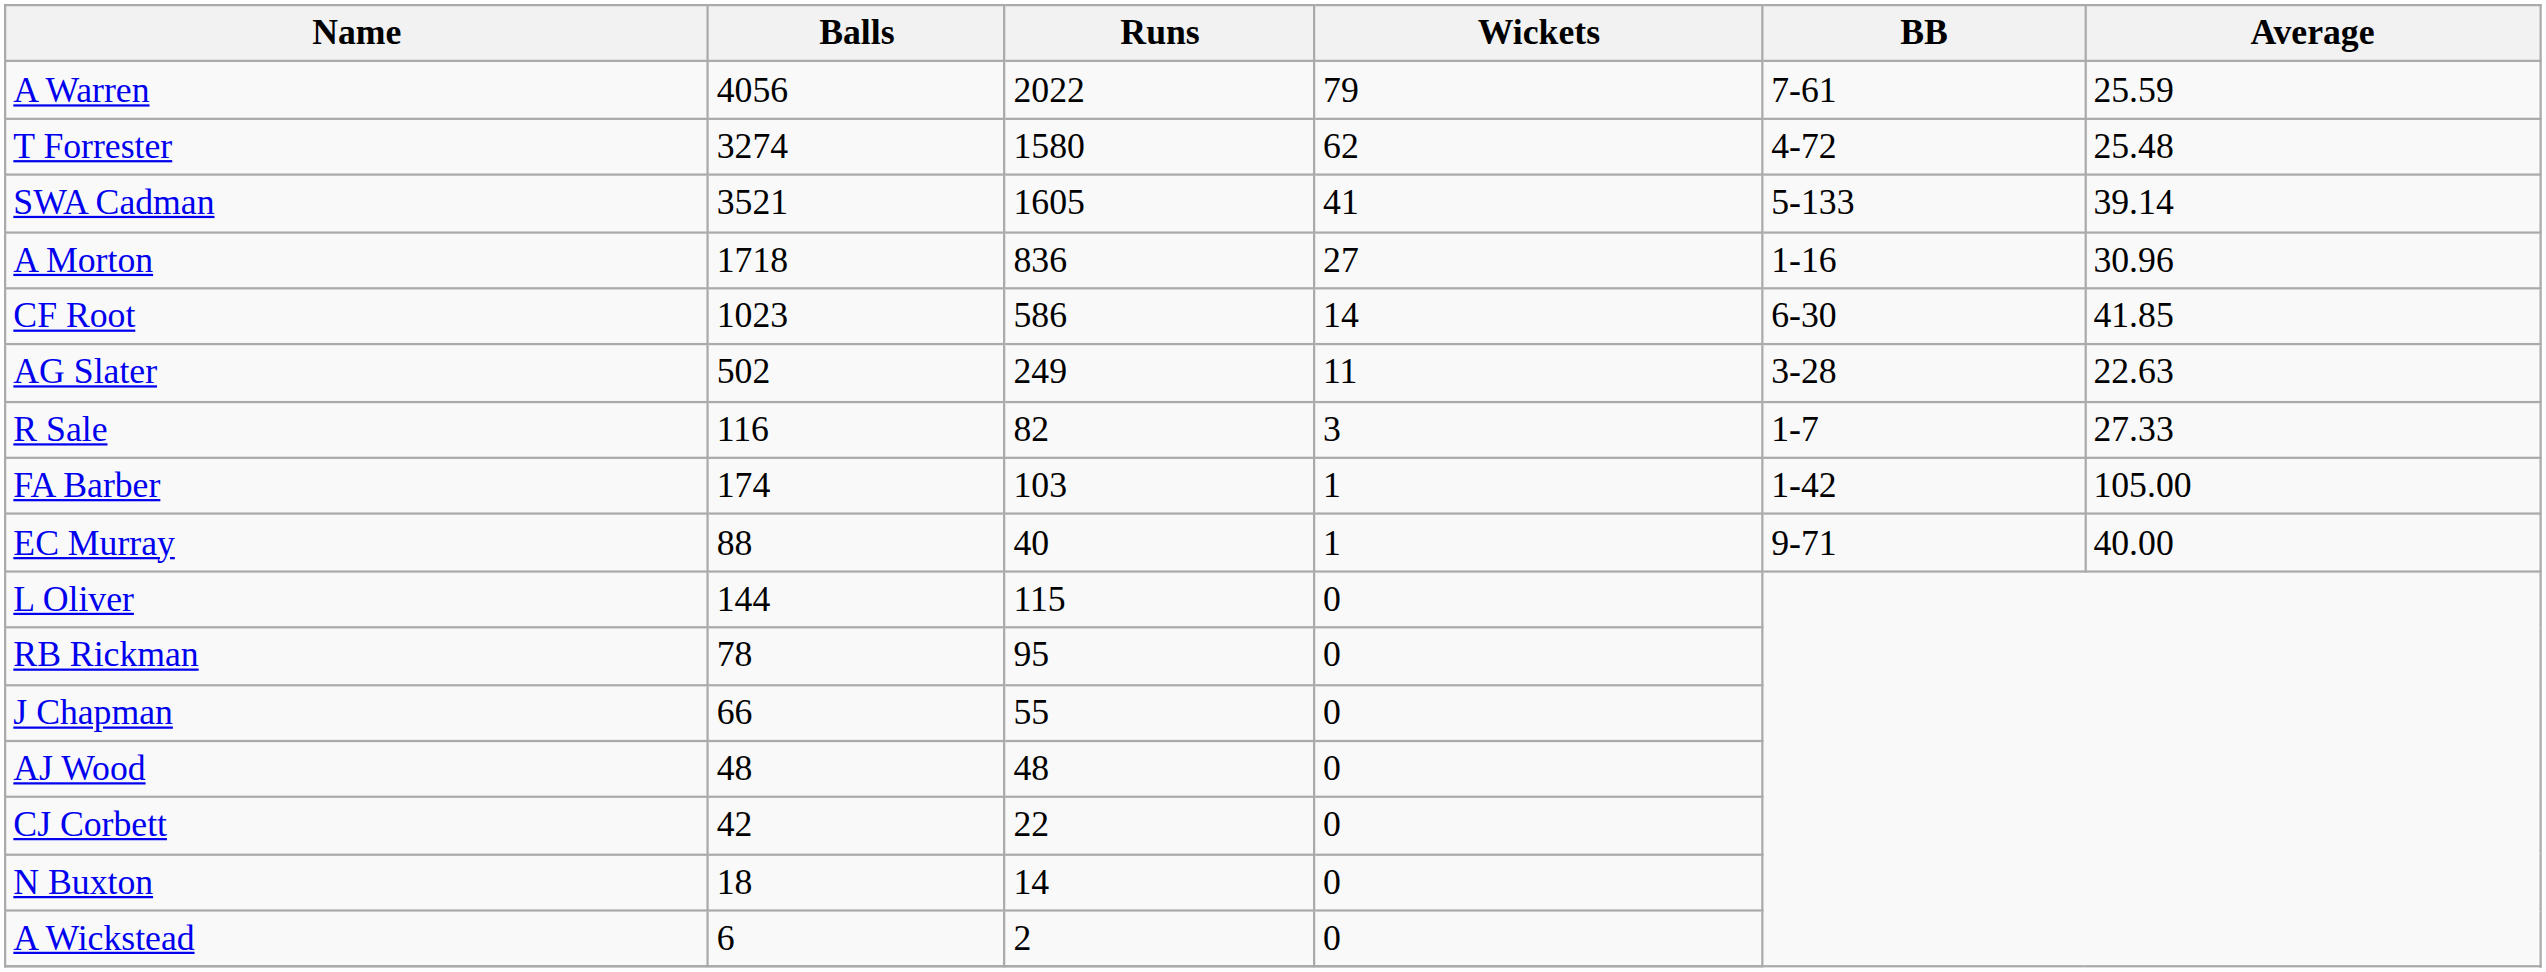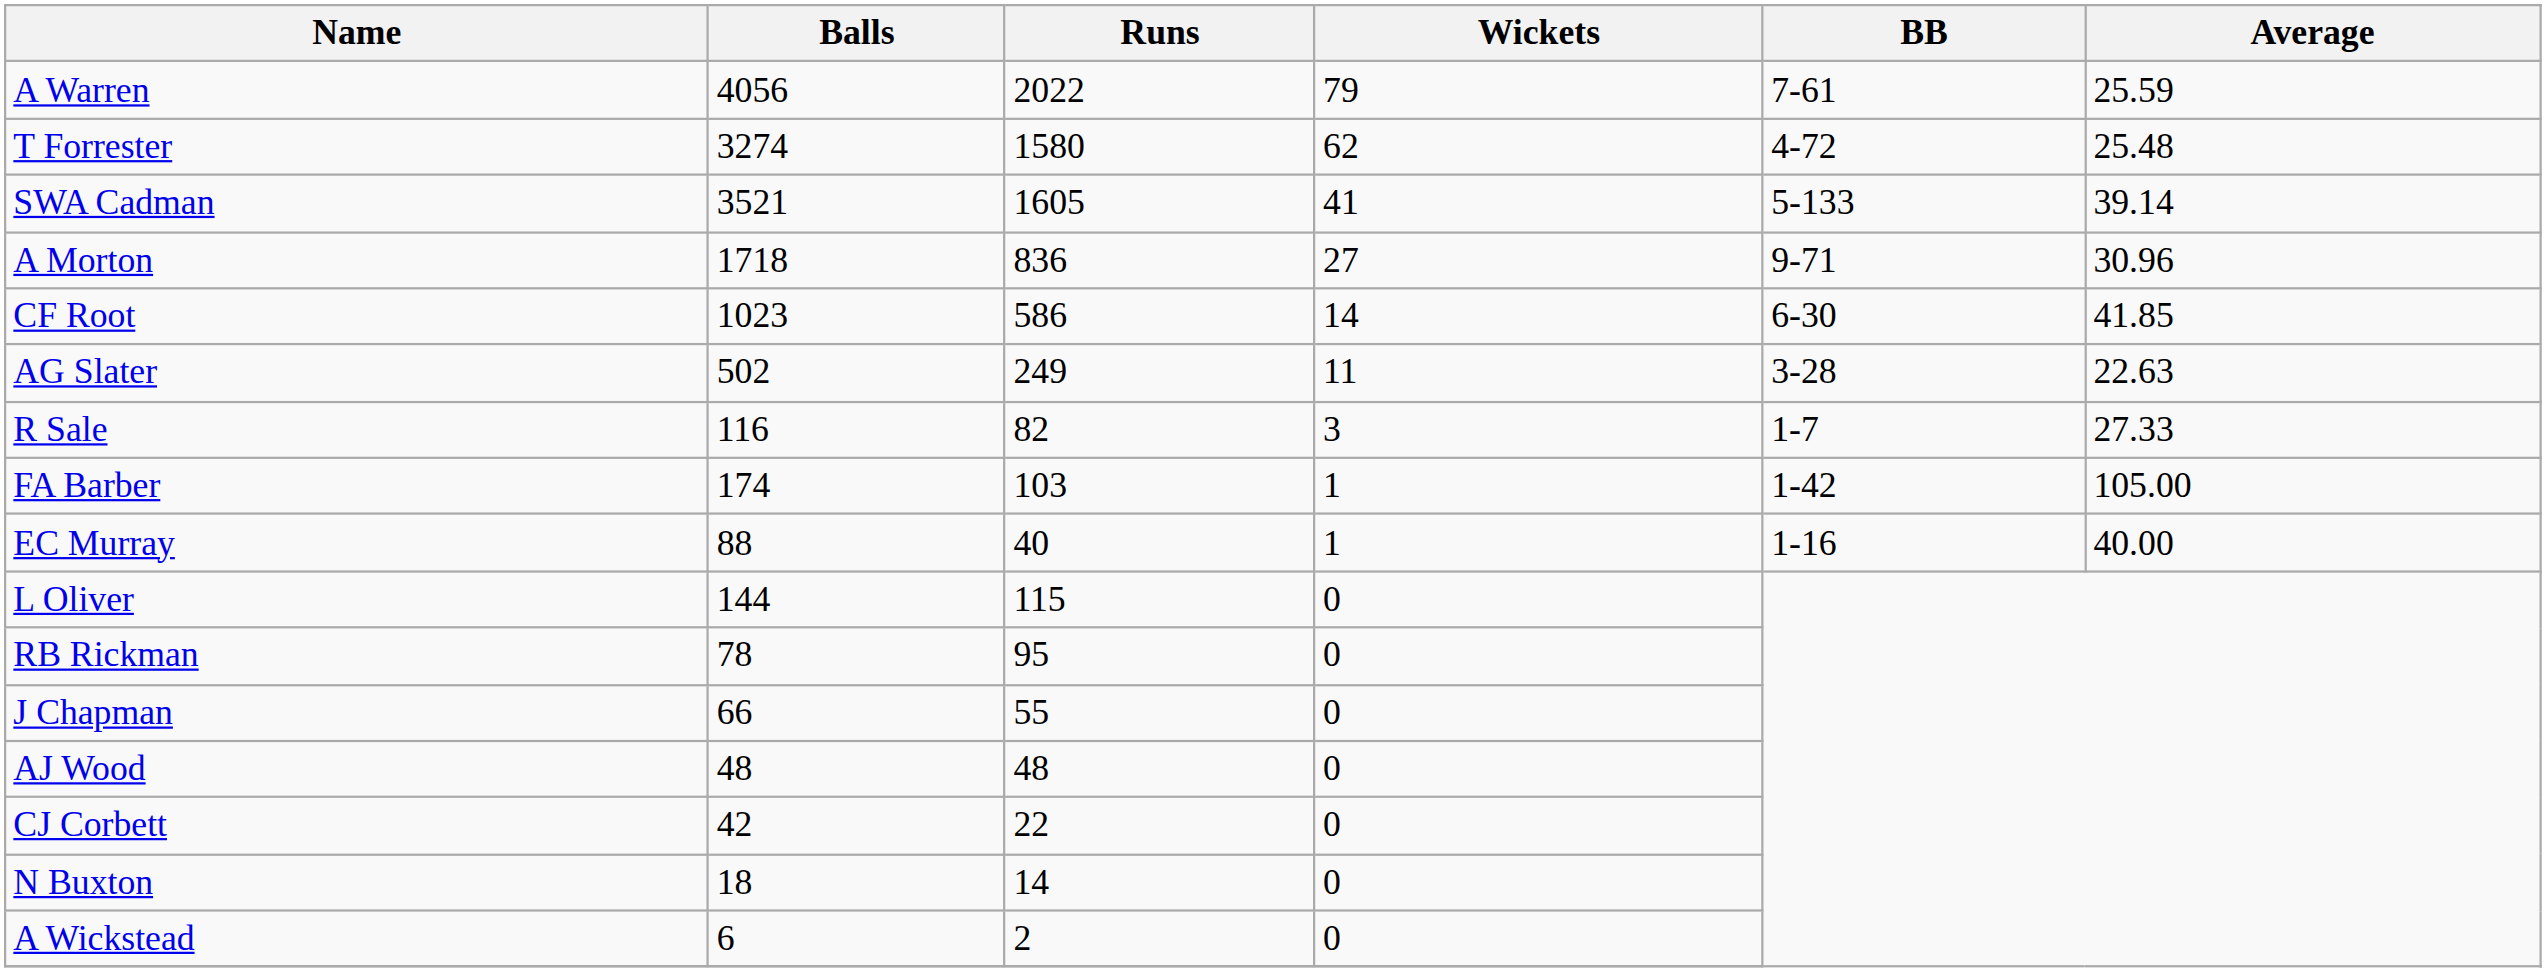(1804, 259) 1-16 -> (1804, 259) 9-71
(1804, 542) 9-71 -> (1804, 542) 1-16
